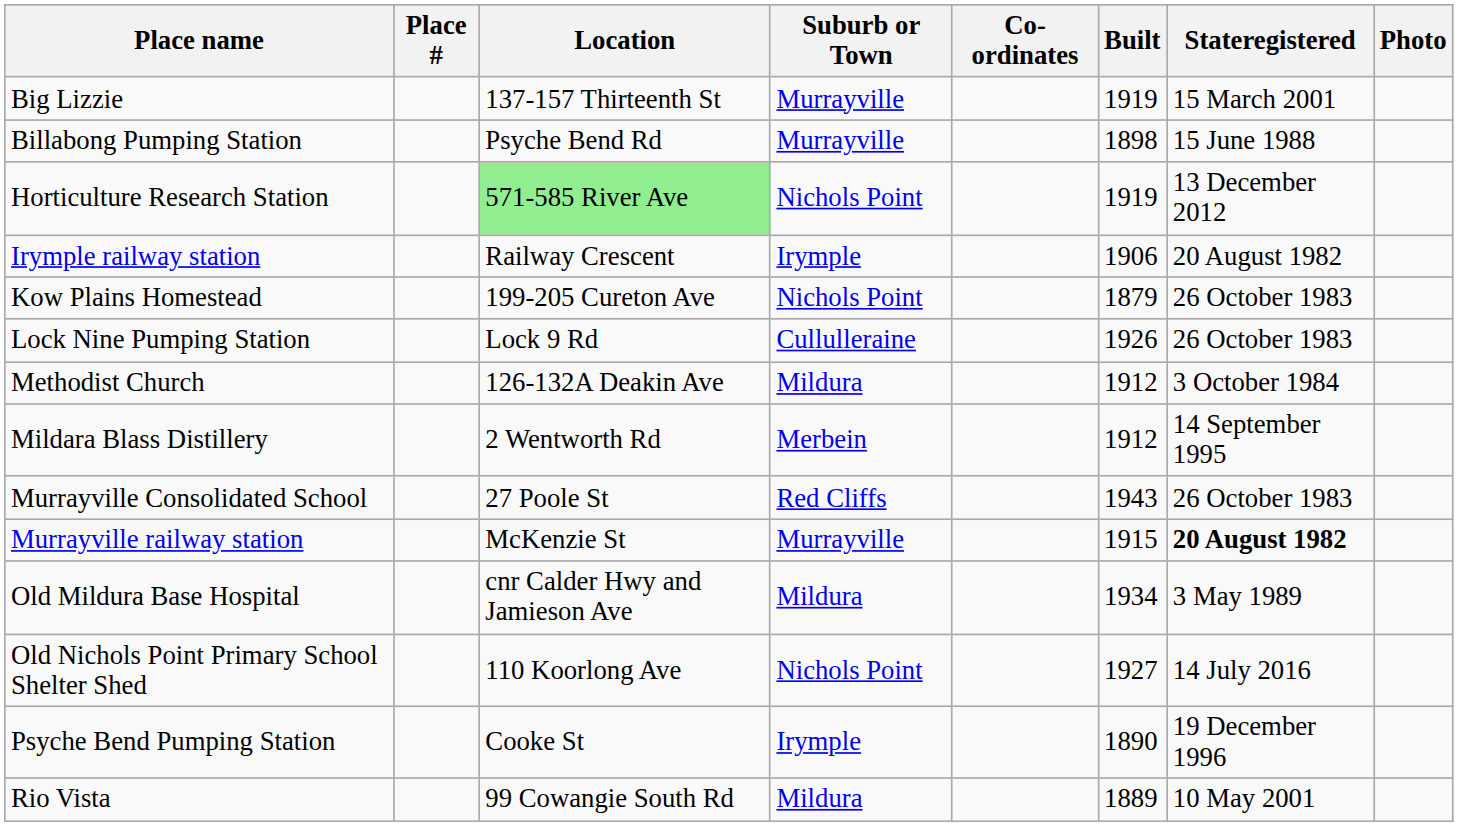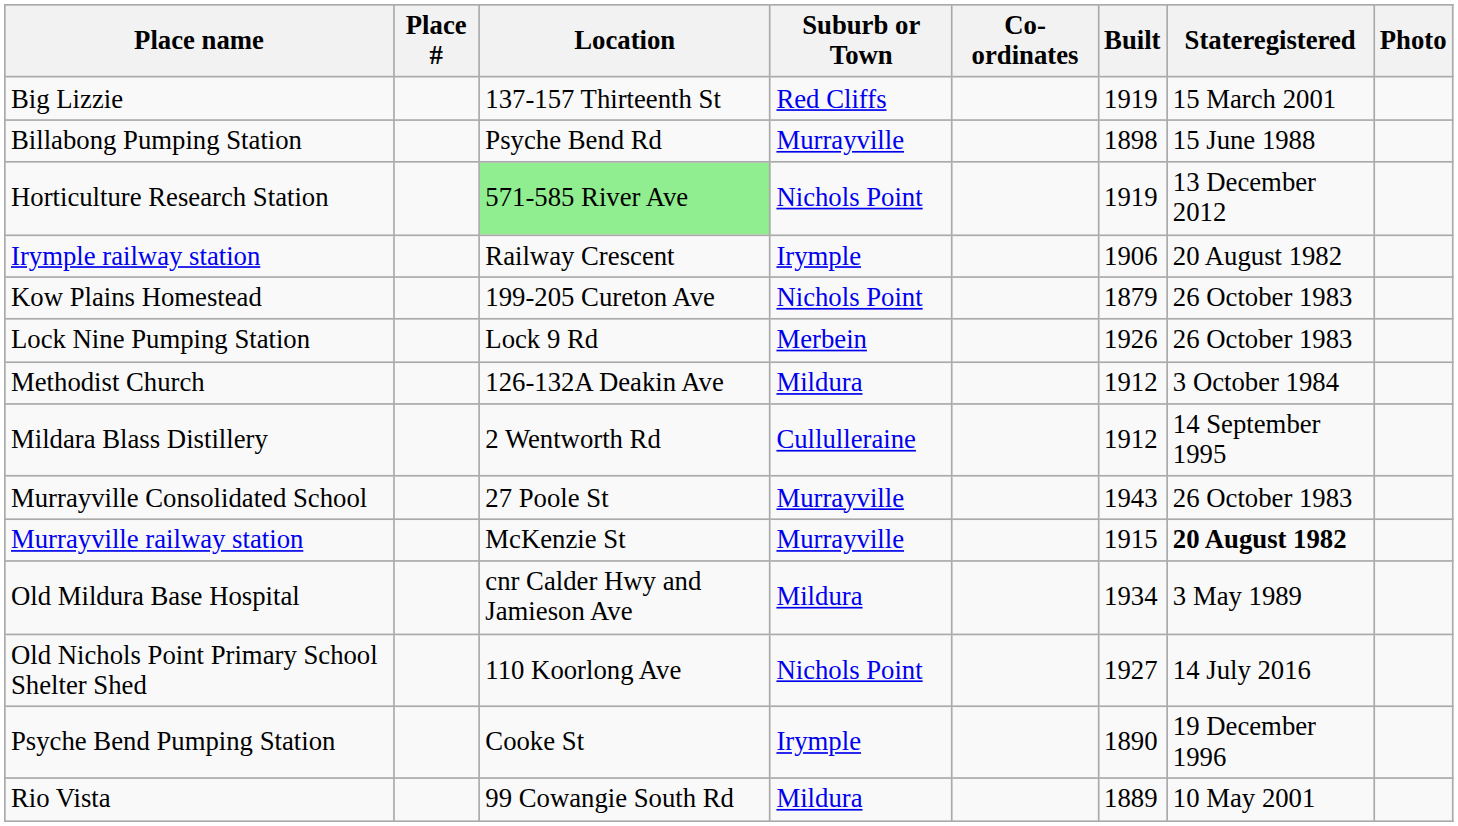(840, 98) Murrayville -> (831, 98) Red Cliffs
(846, 340) Cullulleraine -> (822, 340) Merbein
(822, 439) Merbein -> (846, 439) Cullulleraine
(831, 497) Red Cliffs -> (840, 497) Murrayville
